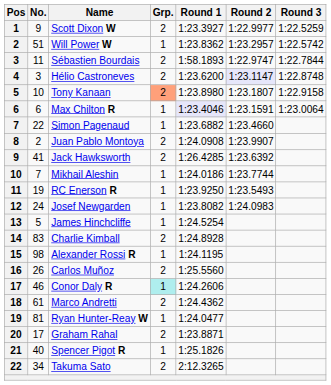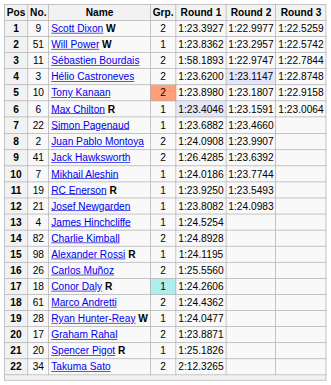(38, 206) 24 -> (38, 206) 21
(38, 222) 5 -> (38, 222) 4
(38, 238) 83 -> (38, 238) 82
(38, 287) 46 -> (38, 287) 18
(38, 319) 81 -> (38, 319) 28
(38, 351) 40 -> (38, 351) 20
